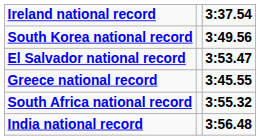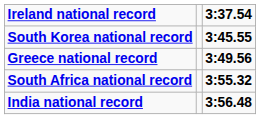(229, 37) 3:49.56 -> (229, 37) 3:45.55
- row: (97, 59)
(229, 80) 3:45.55 -> (229, 59) 3:49.56
